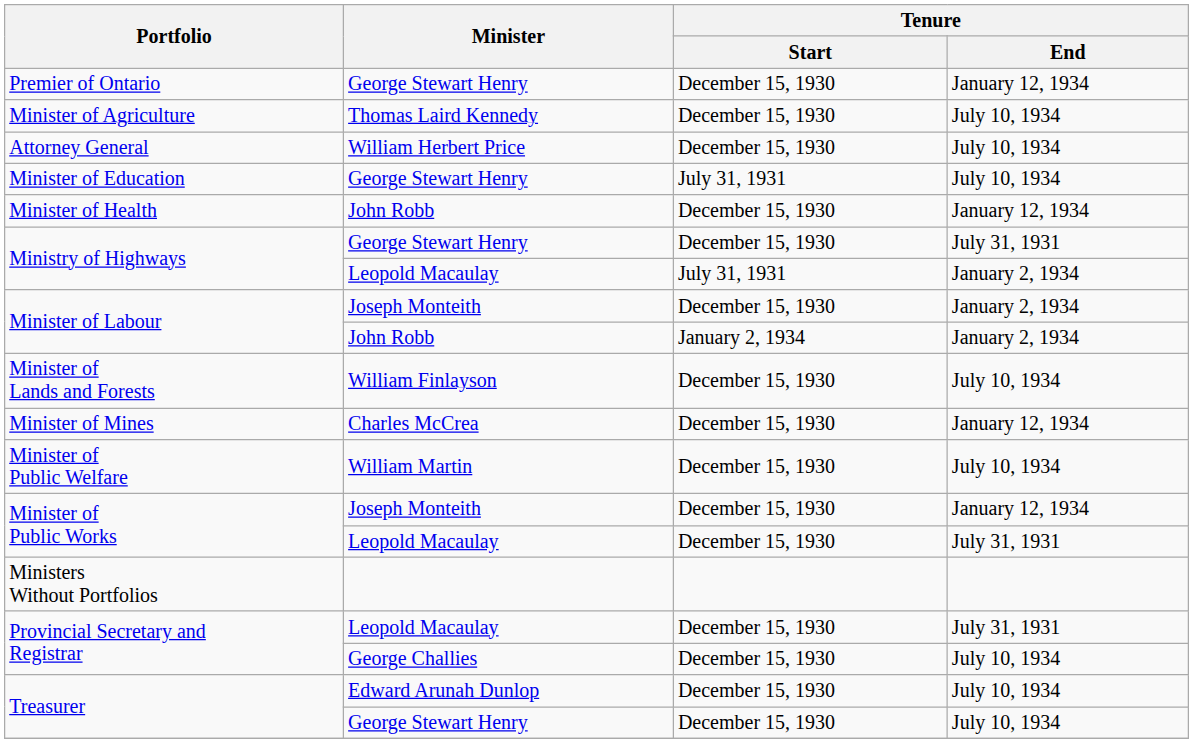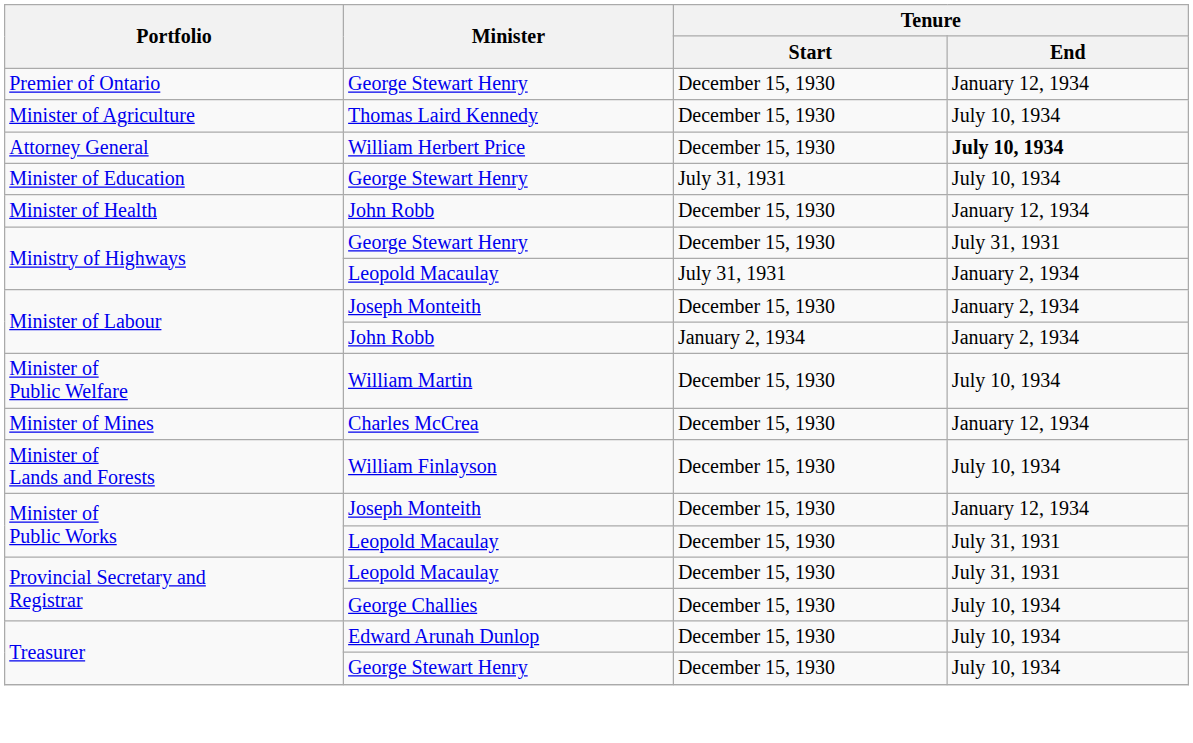(1006, 147) normal -> (1008, 147) bold
rows swapped: (82, 380) <-> (69, 466)
- row: (84, 584)
